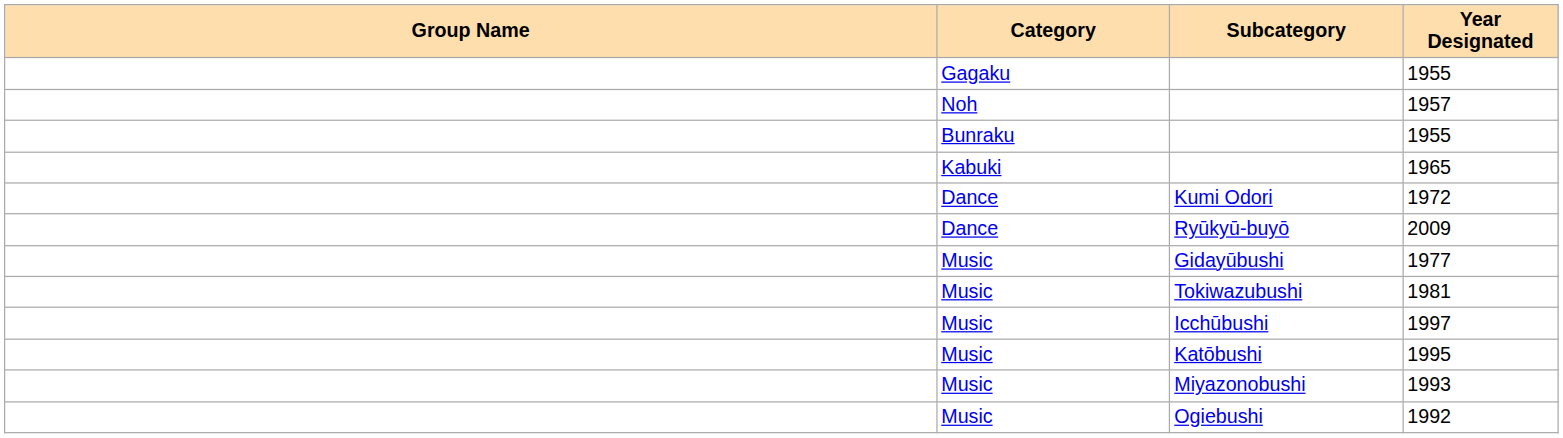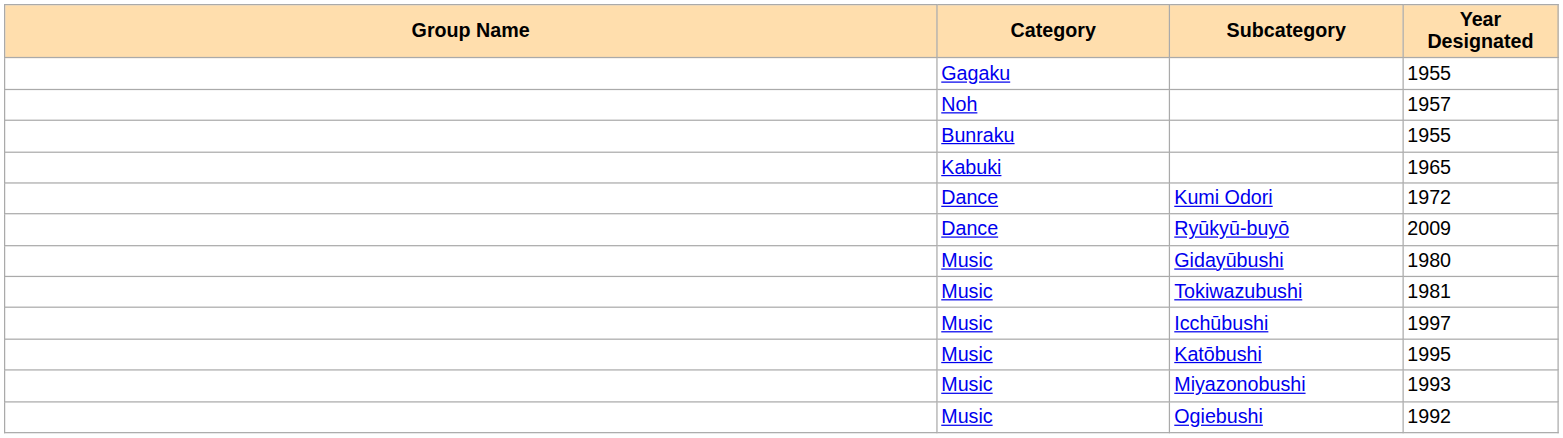(1429, 260) 1977 -> (1429, 260) 1980
